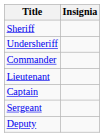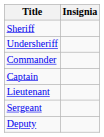rows swapped: (22, 92) <-> (28, 76)
